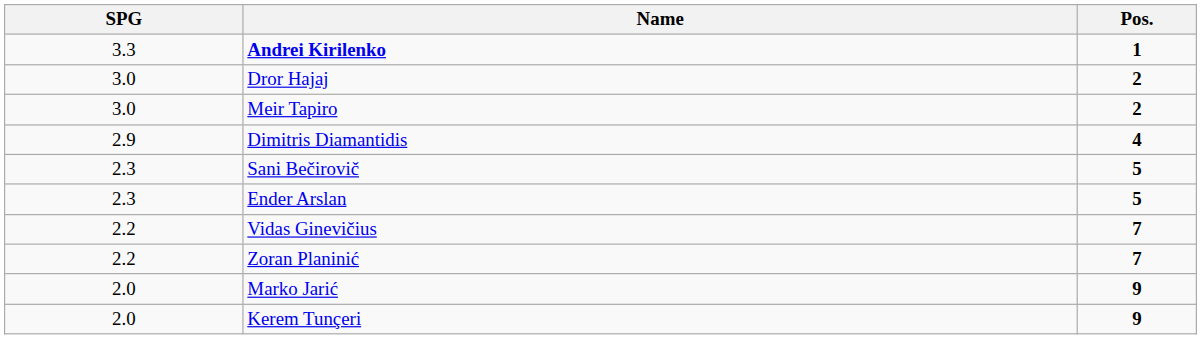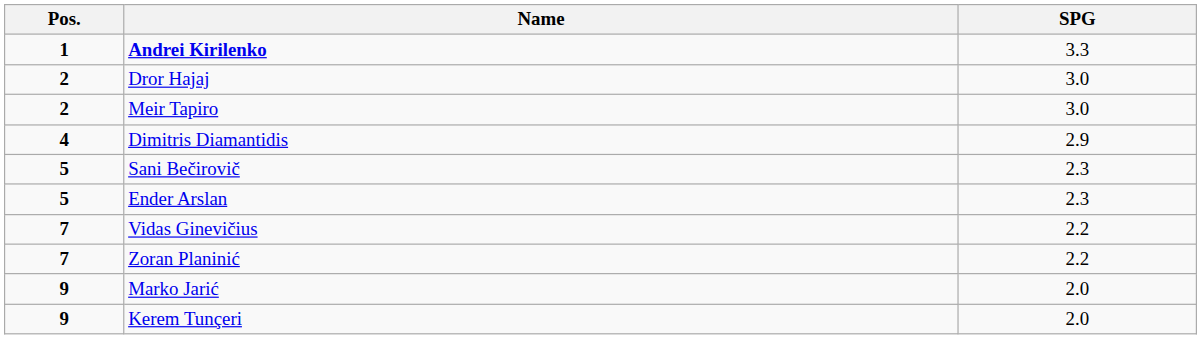columns swapped: (1137, 19) <-> (124, 19)
